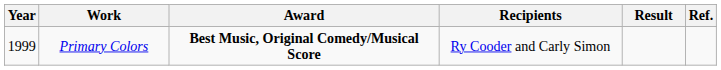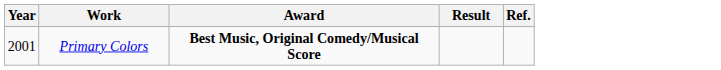- column: (531, 15)
(22, 45) 1999 -> (22, 45) 2001
